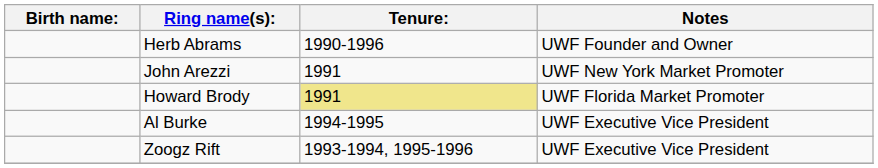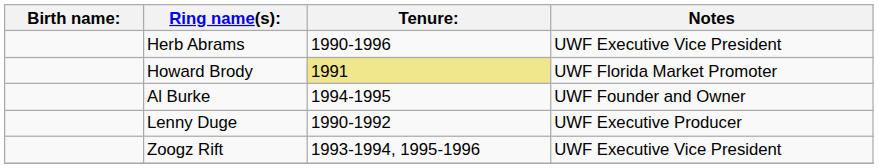(637, 44) UWF Founder and Owner -> (668, 44) UWF Executive Vice President
- row: (187, 70)
(655, 123) UWF Executive Vice President -> (650, 96) UWF Founder and Owner
+ row: (192, 123)
